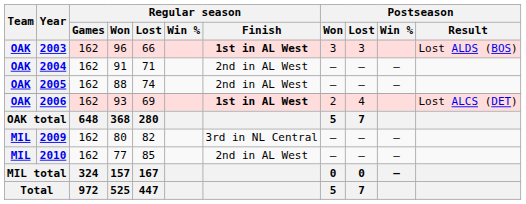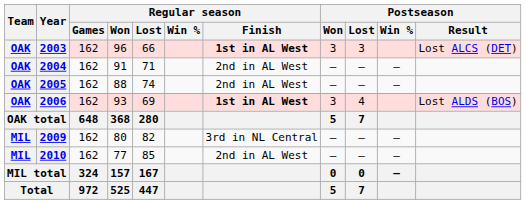(468, 49) Lost ALDS (BOS) -> (468, 49) Lost ALCS (DET)
(333, 102) 2 -> (333, 102) 3
(468, 102) Lost ALCS (DET) -> (468, 102) Lost ALDS (BOS)
